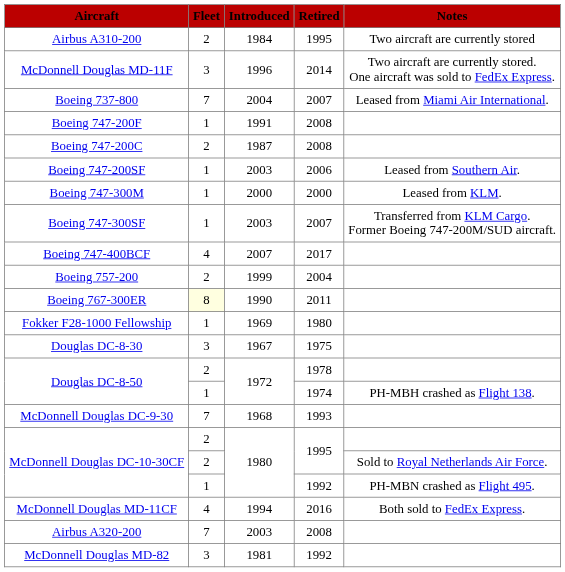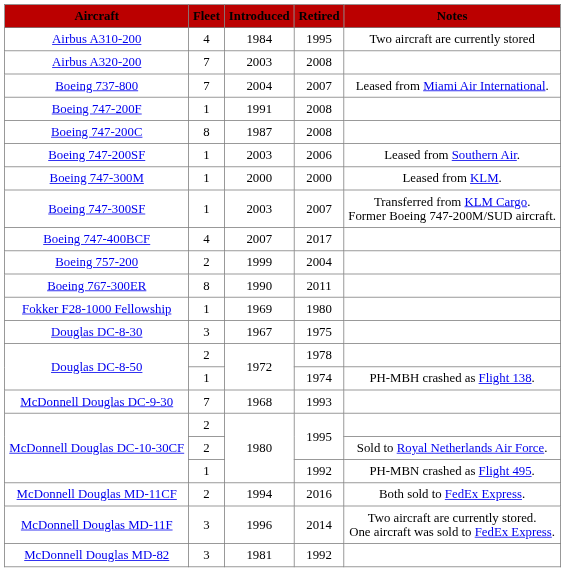(206, 39) 2 -> (206, 39) 4
rows swapped: (97, 532) <-> (97, 69)
(206, 146) 2 -> (206, 132) 8
(206, 300) lightyellow background -> (206, 285) no background
(206, 508) 4 -> (206, 494) 2
